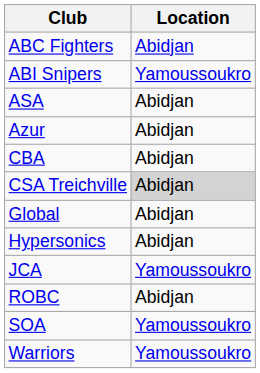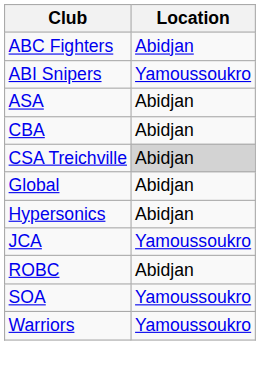- row: (27, 130)
